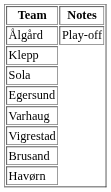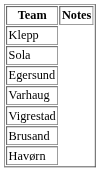- row: (26, 35)
